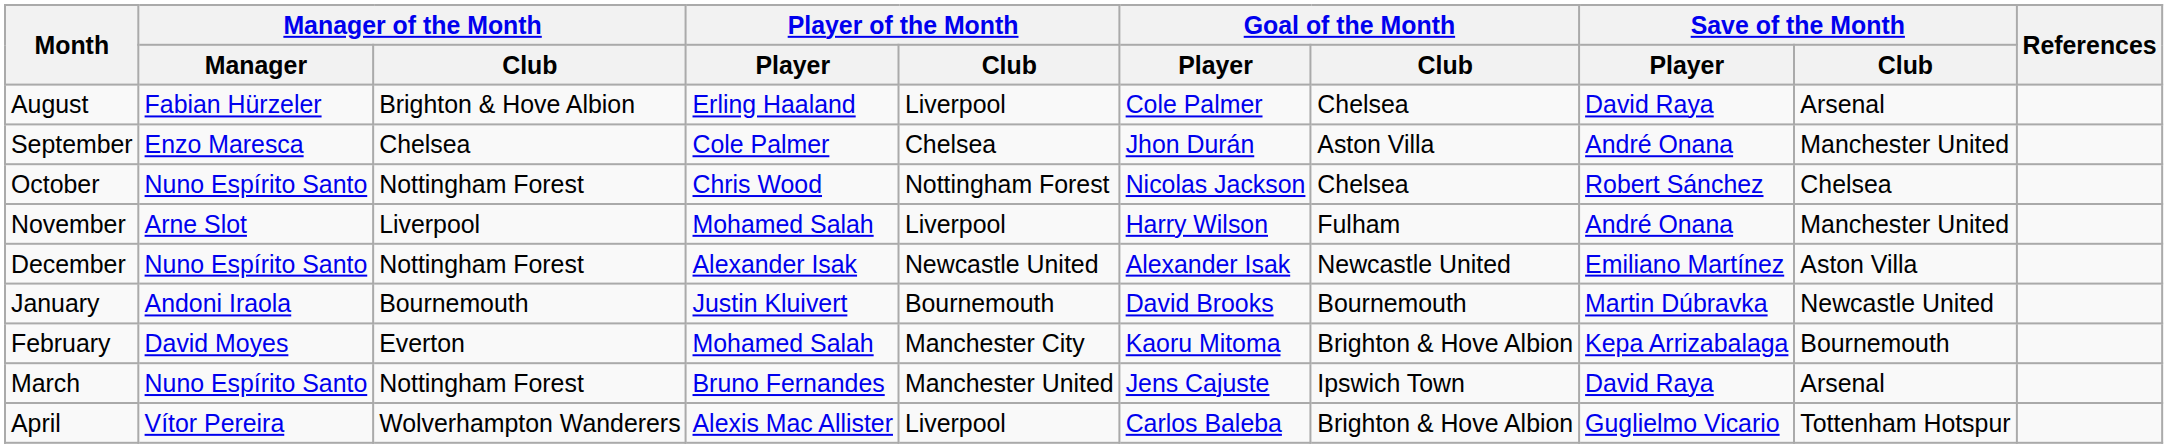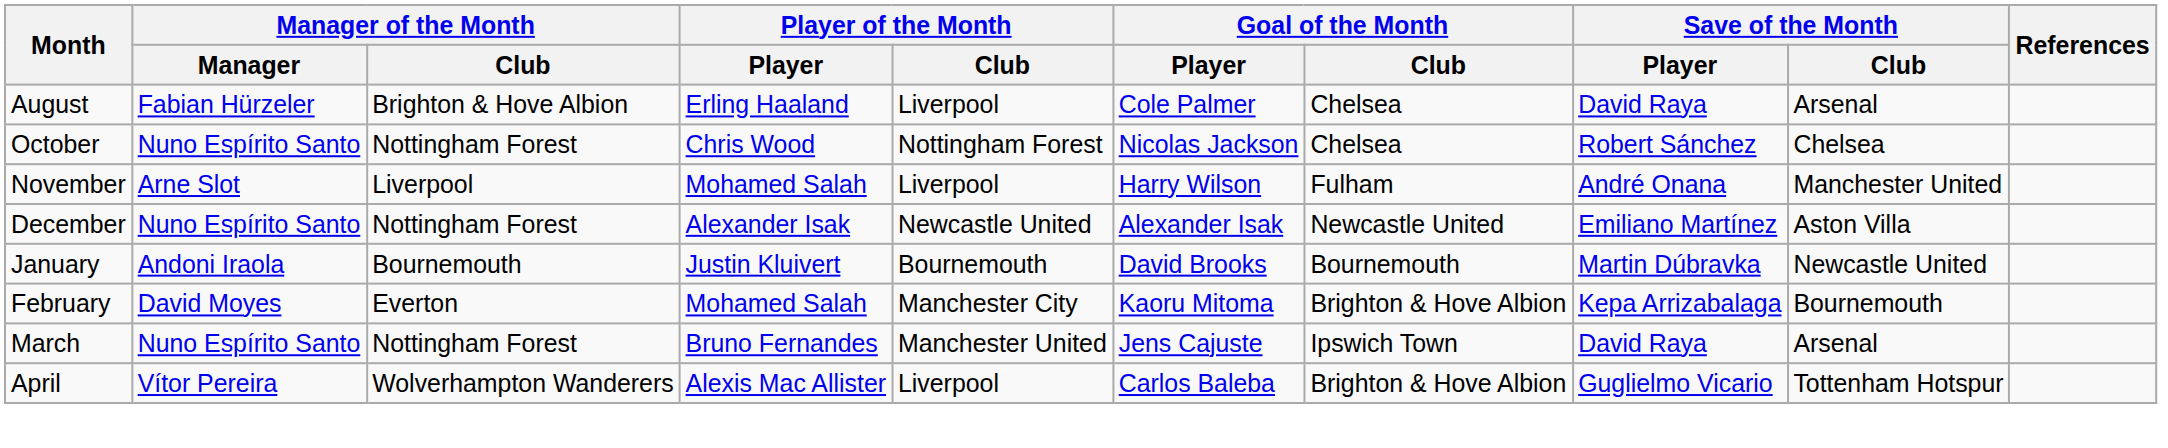- row: (72, 144)
